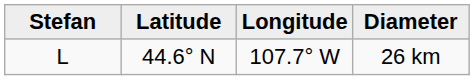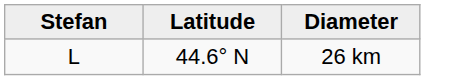- column: (295, 21)
